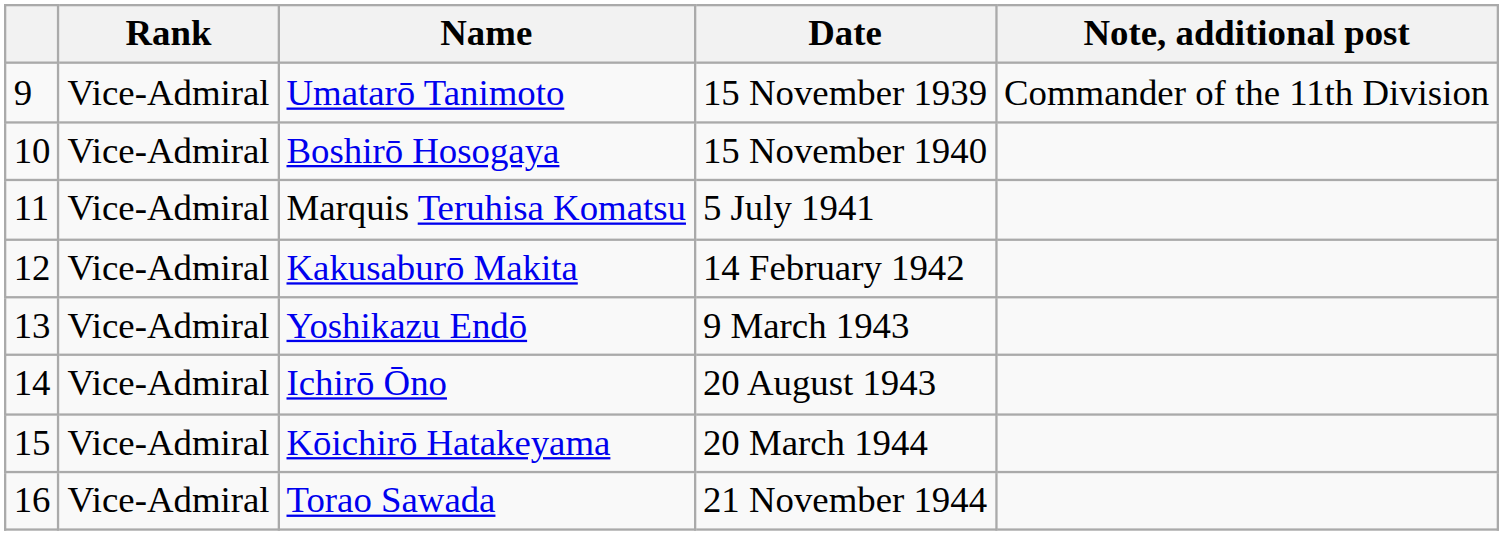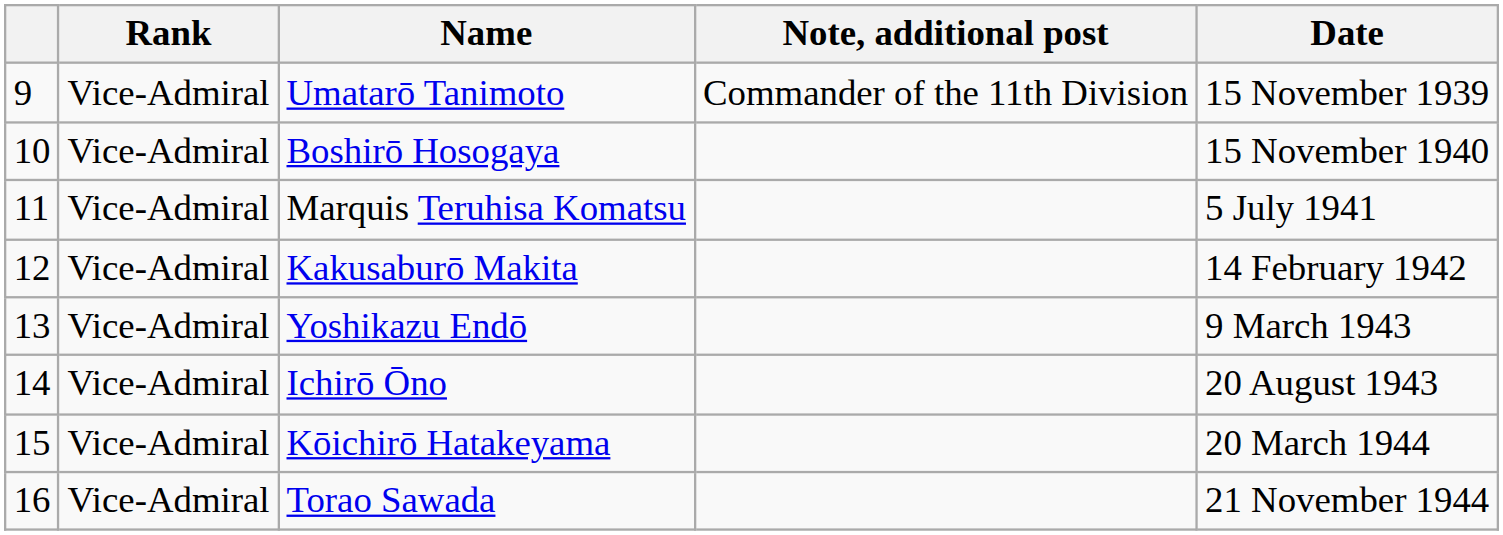columns swapped: (845, 33) <-> (1247, 33)
